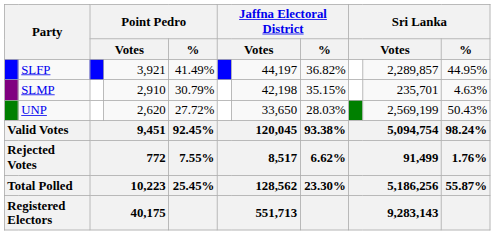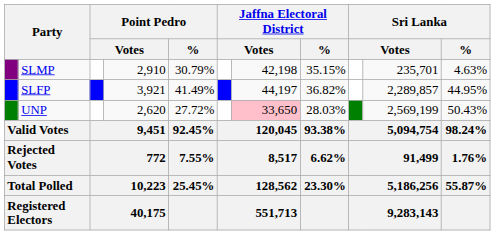rows swapped: (36, 69) <-> (38, 89)
(279, 110) no background -> (279, 110) pink background
